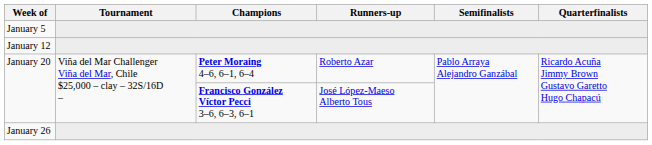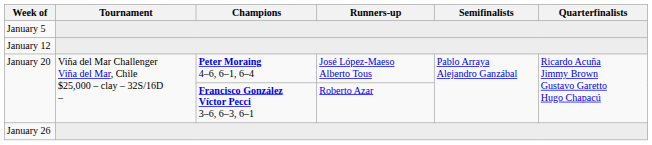(346, 62) Roberto Azar -> (357, 68) José López-Maeso Alberto Tous
(357, 96) José López-Maeso Alberto Tous -> (346, 90) Roberto Azar
